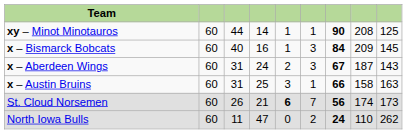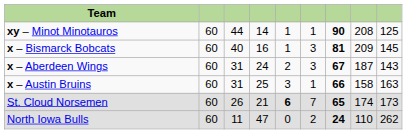(338, 48) 84 -> (338, 48) 81
(338, 102) 56 -> (338, 102) 65
